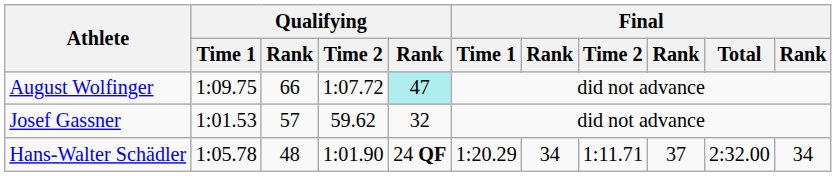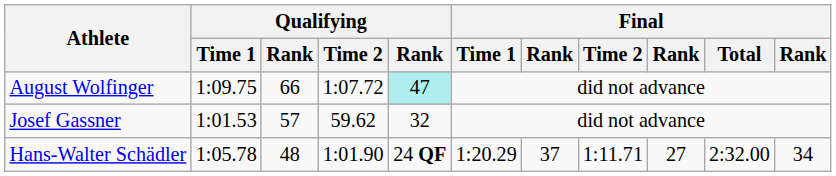(550, 154) 34 -> (550, 154) 37
(676, 154) 37 -> (676, 154) 27
